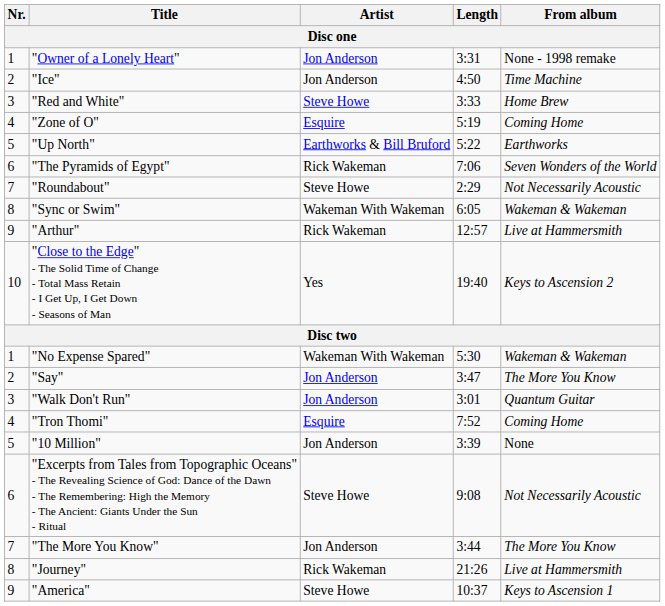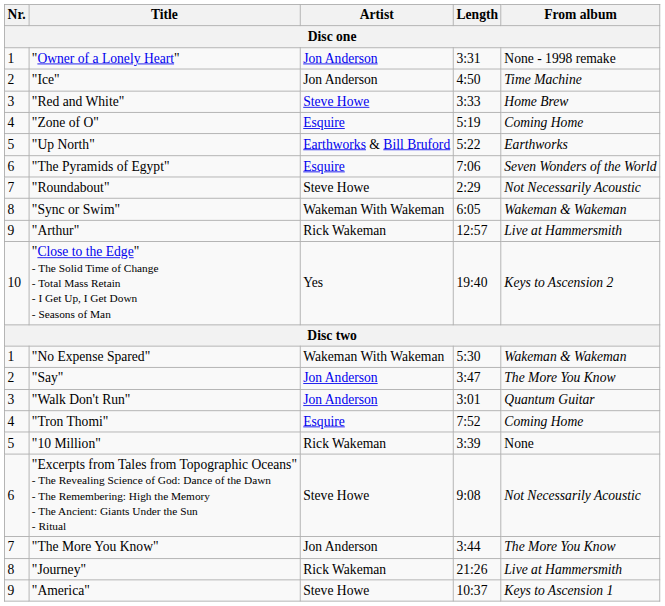(345, 166) Rick Wakeman -> (324, 166) Esquire
(340, 443) Jon Anderson -> (345, 443) Rick Wakeman
